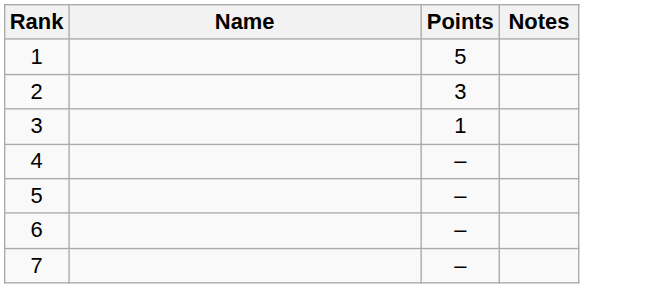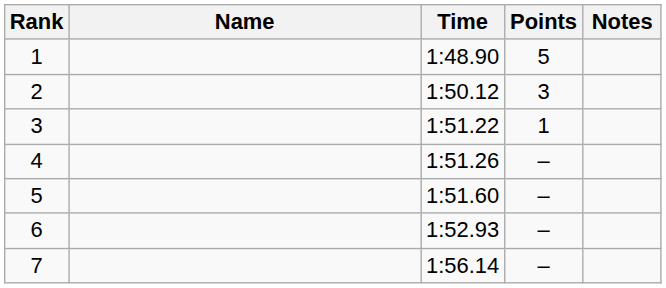+ column: (463, 21)
